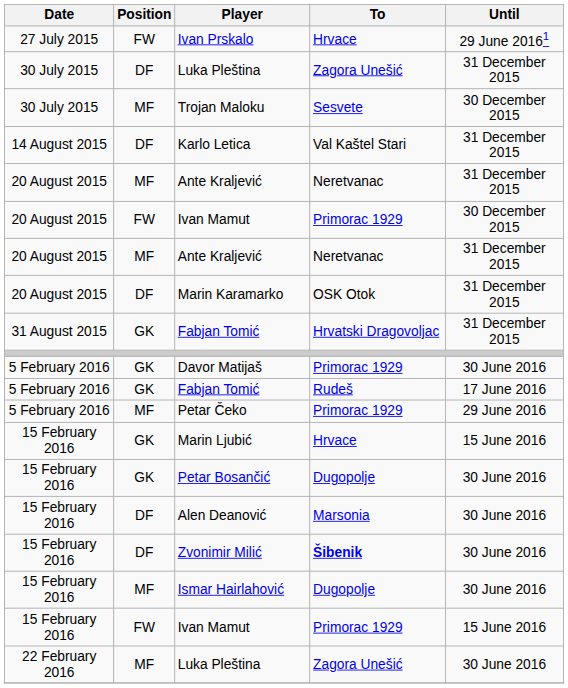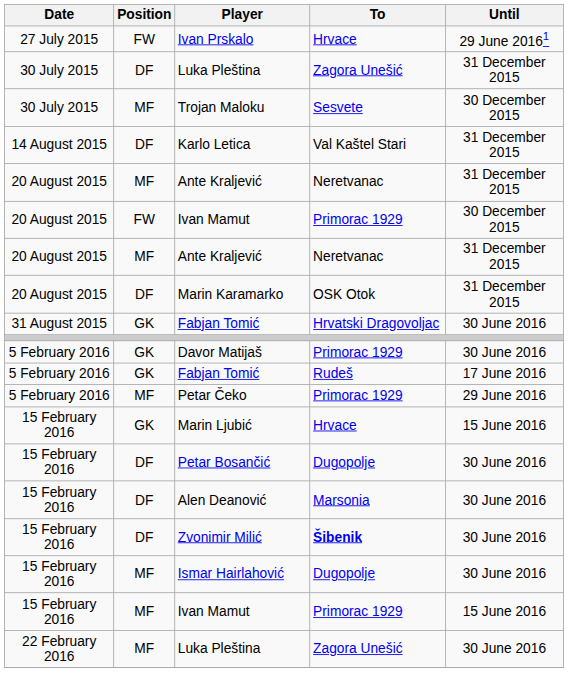(504, 331) 31 December 2015 -> (504, 323) 30 June 2016
(144, 478) GK -> (144, 462) DF
(144, 627) FW -> (144, 611) MF
